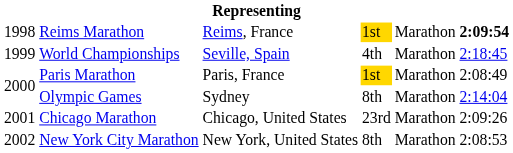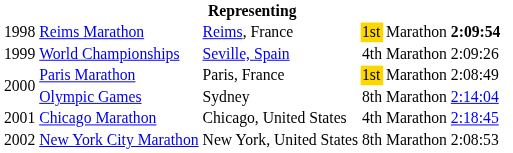(483, 53) 2:18:45 -> (475, 53) 2:09:26
(376, 118) 23rd -> (372, 118) 4th
(483, 118) 2:09:26 -> (475, 118) 2:18:45
